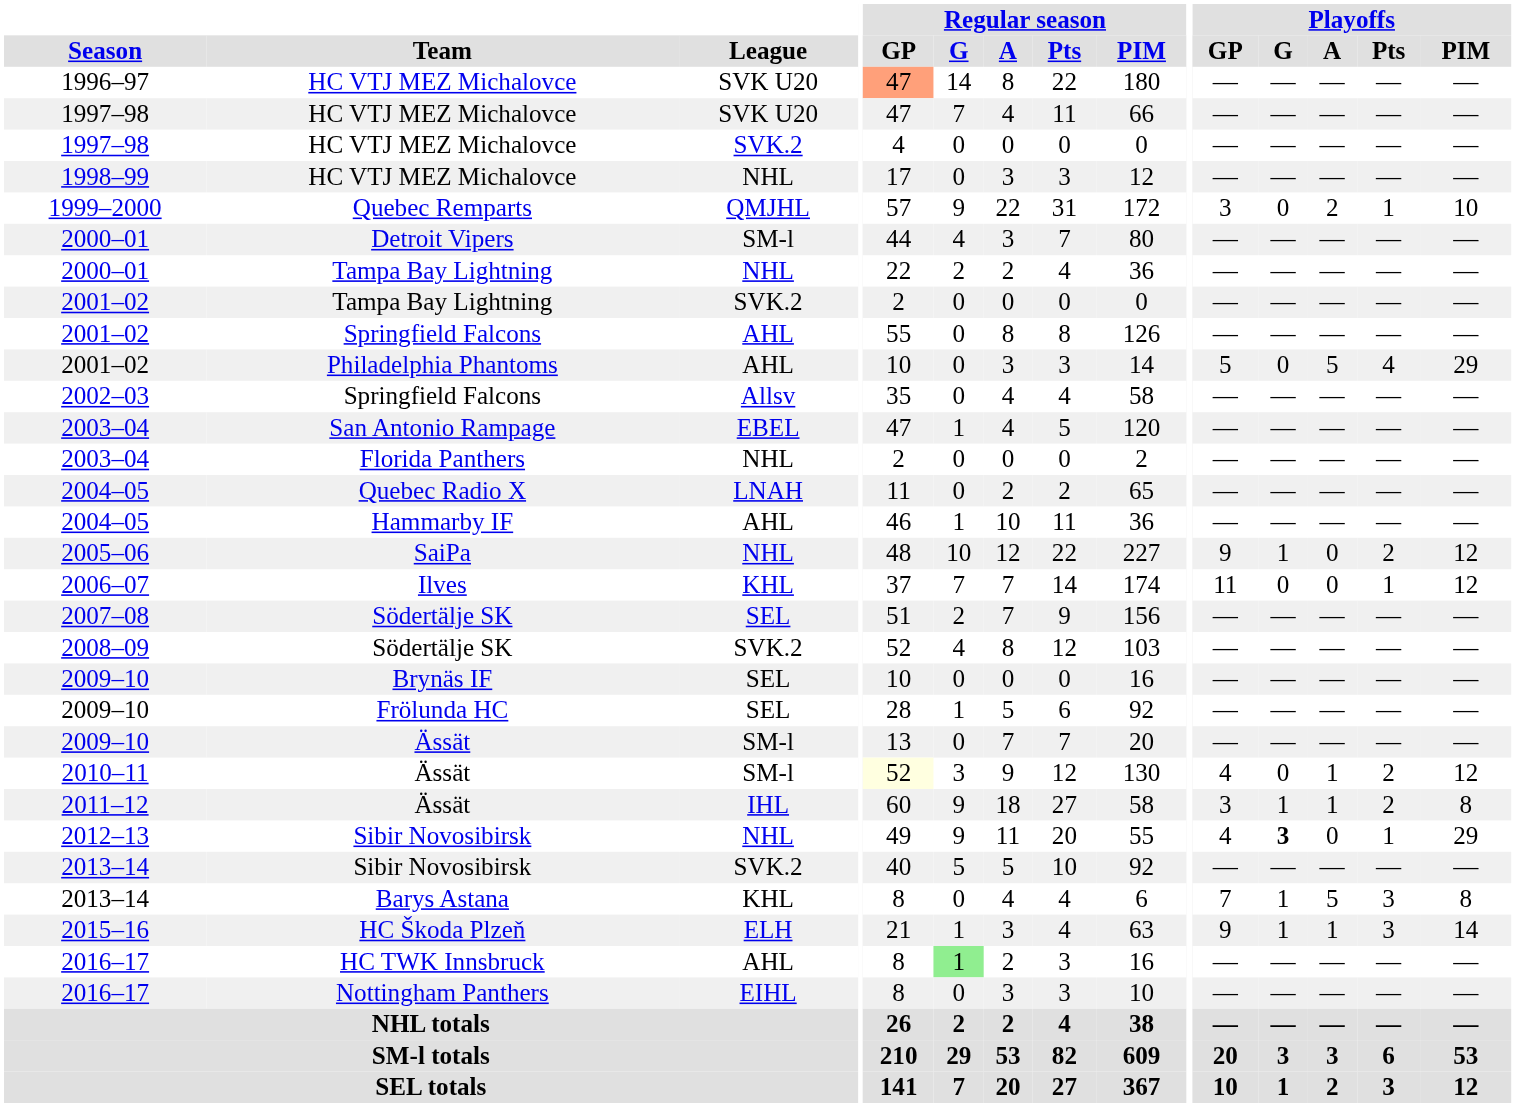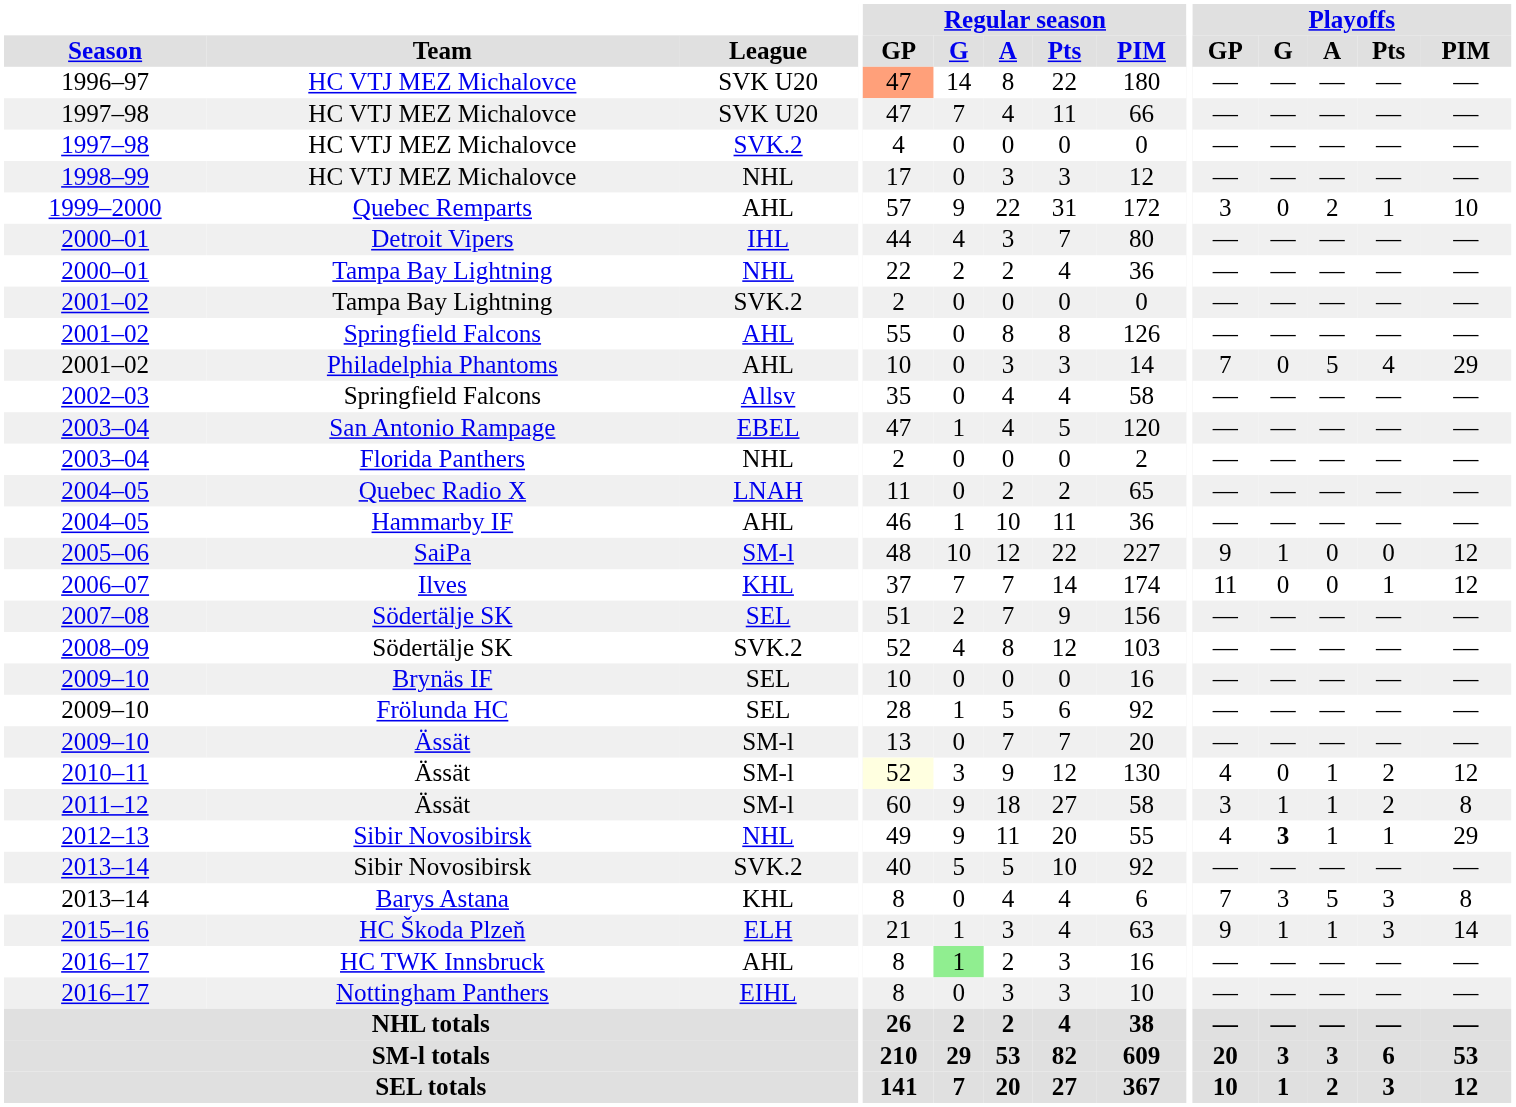(768, 207) QMJHL -> (768, 207) AHL
(768, 239) SM-l -> (768, 239) IHL
(1225, 364) 5 -> (1225, 364) 7
(768, 553) NHL -> (768, 553) SM-l
(1389, 553) 2 -> (1389, 553) 0
(768, 804) IHL -> (768, 804) SM-l
(1332, 835) 0 -> (1332, 835) 1
(1283, 898) 1 -> (1283, 898) 3
